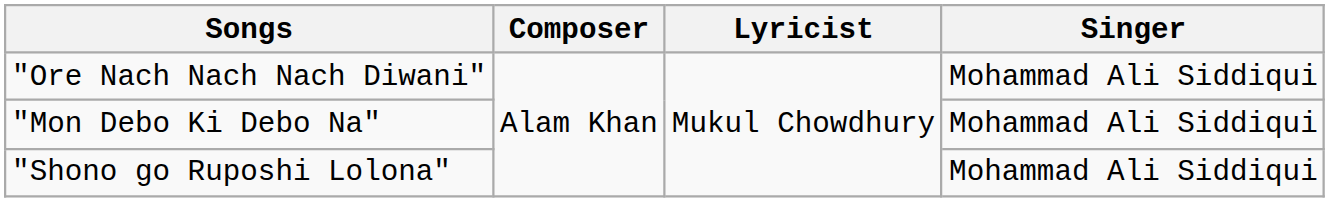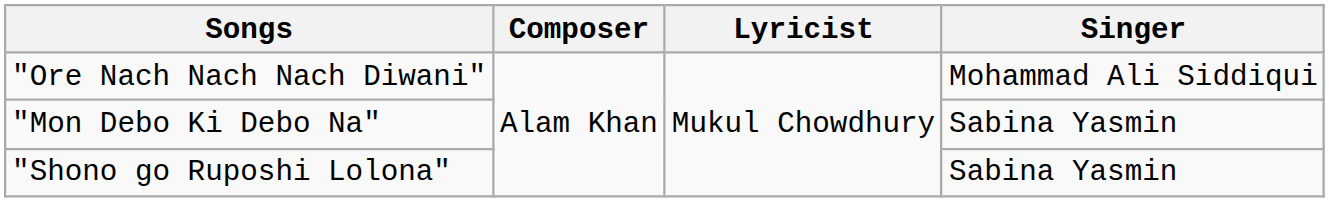(1133, 124) Mohammad Ali Siddiqui -> (1063, 124) Sabina Yasmin
(1133, 172) Mohammad Ali Siddiqui -> (1063, 172) Sabina Yasmin
